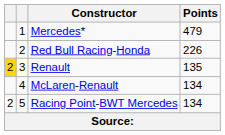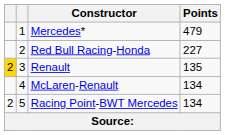(193, 49) 226 -> (193, 49) 227
(22, 67) lightyellow background -> (22, 67) no background
